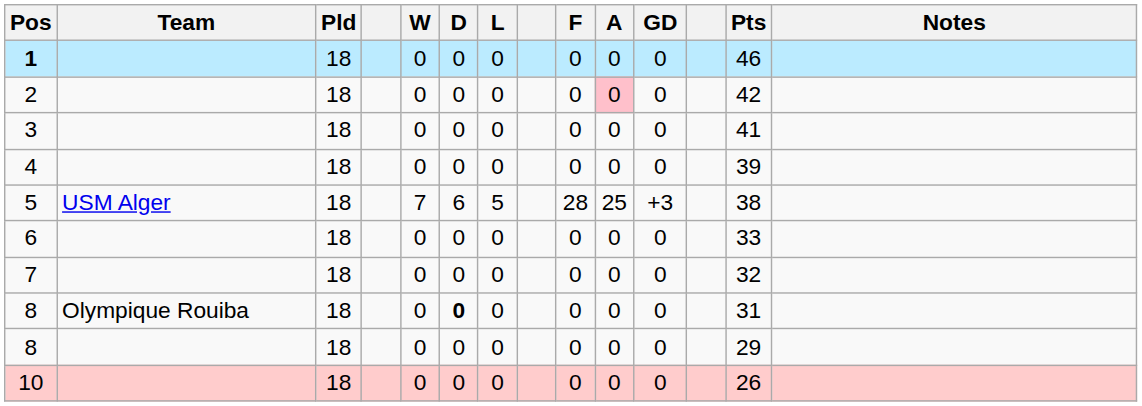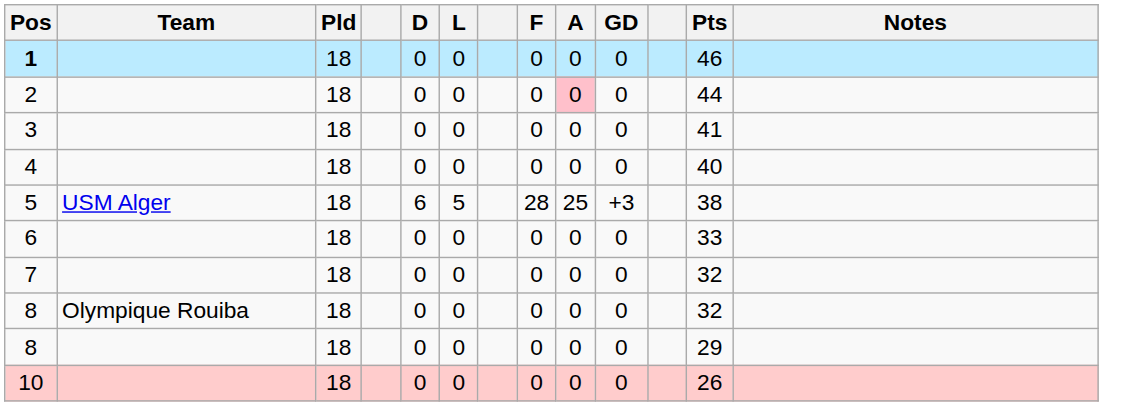- column: (420, 22)
(749, 94) 42 -> (710, 94) 44
(749, 166) 39 -> (710, 166) 40
(459, 310) bold -> (420, 310) normal
(749, 310) 31 -> (710, 310) 32
